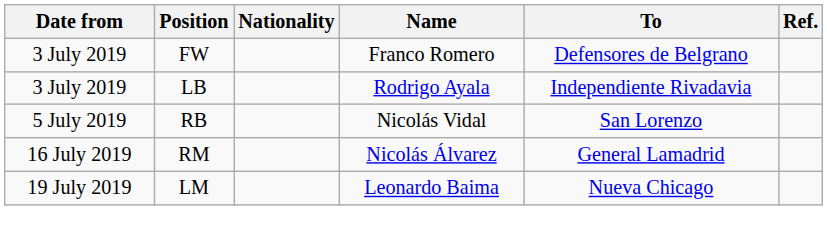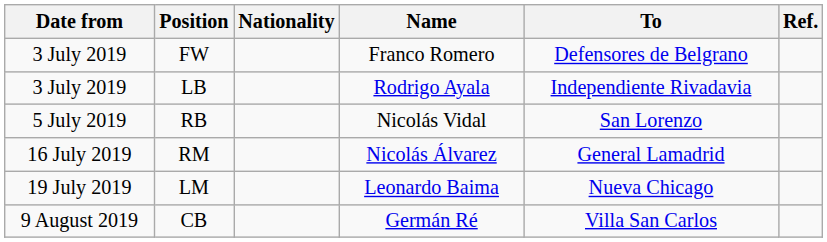+ row: (194, 221)
